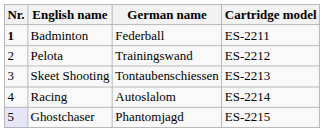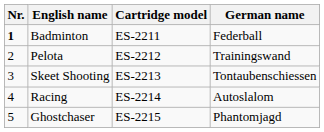columns swapped: (167, 14) <-> (271, 14)
(11, 117) lavender background -> (11, 117) no background
